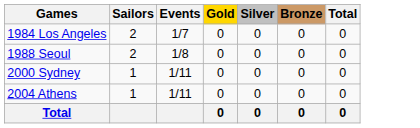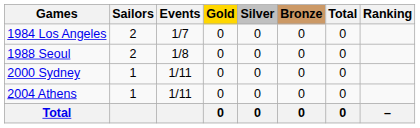+ column: (388, 14)
